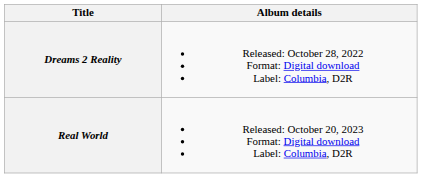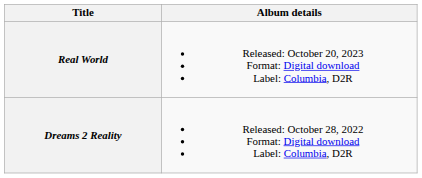rows swapped: (83, 59) <-> (83, 135)
